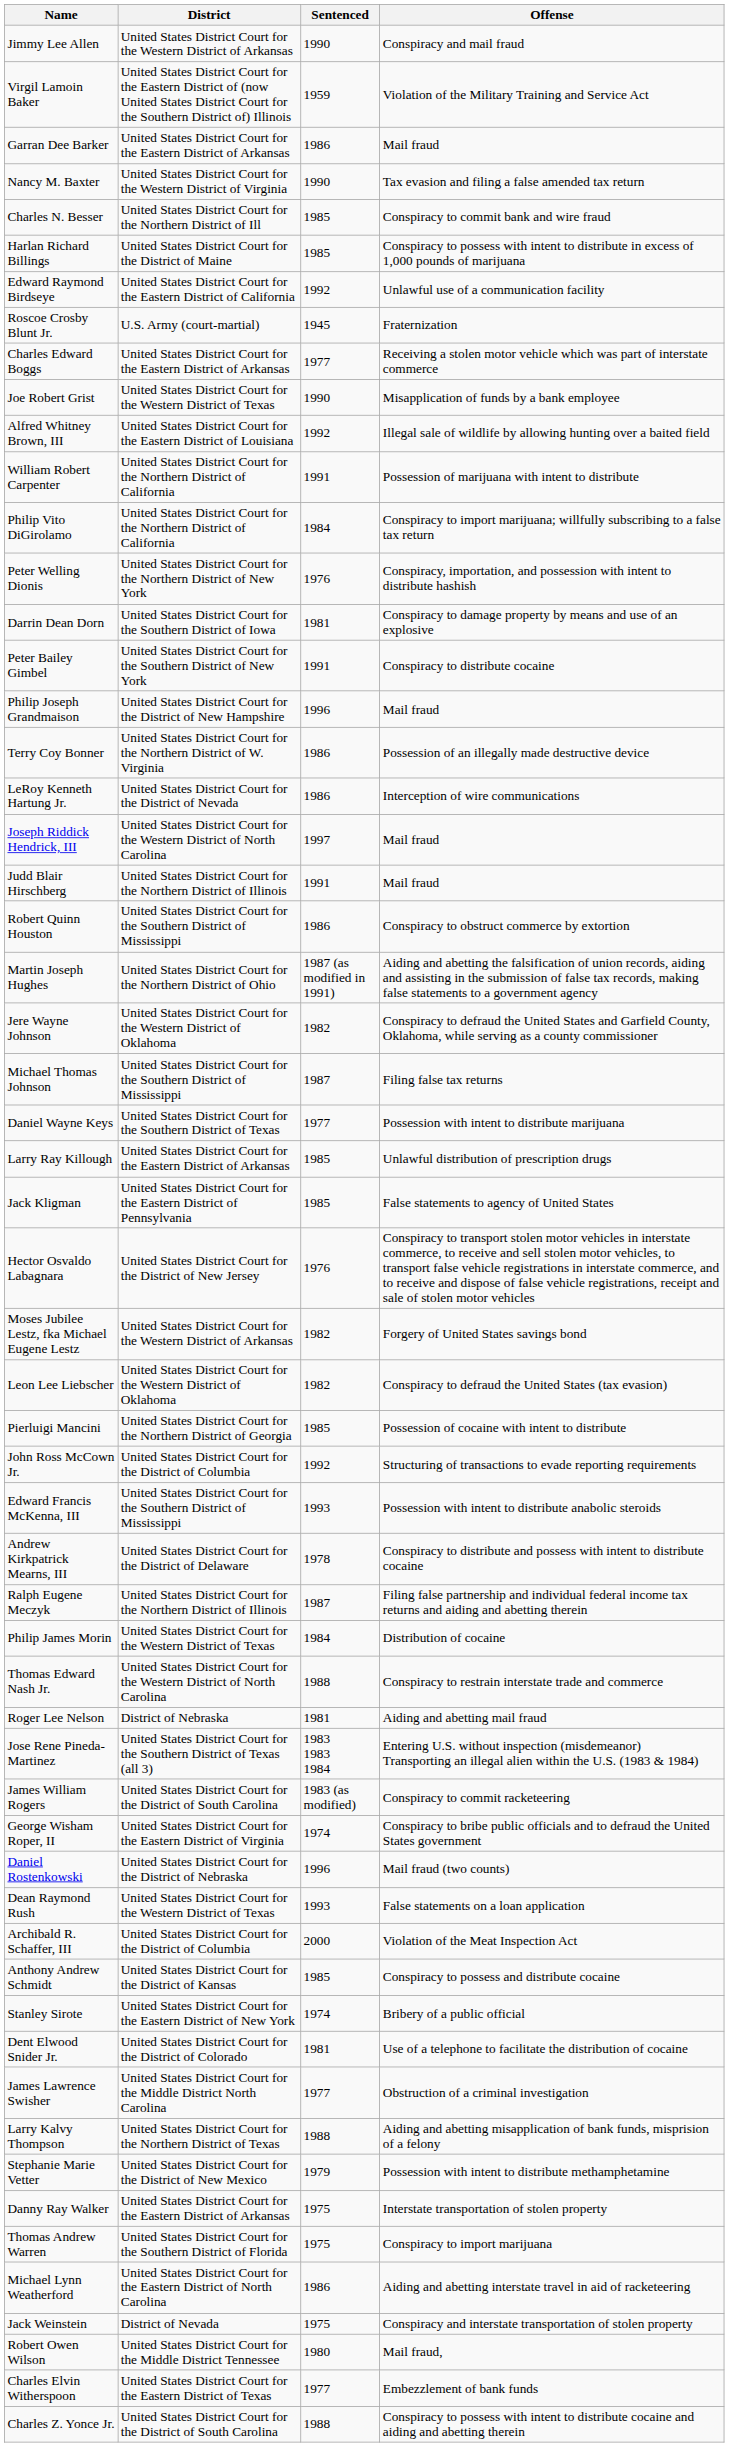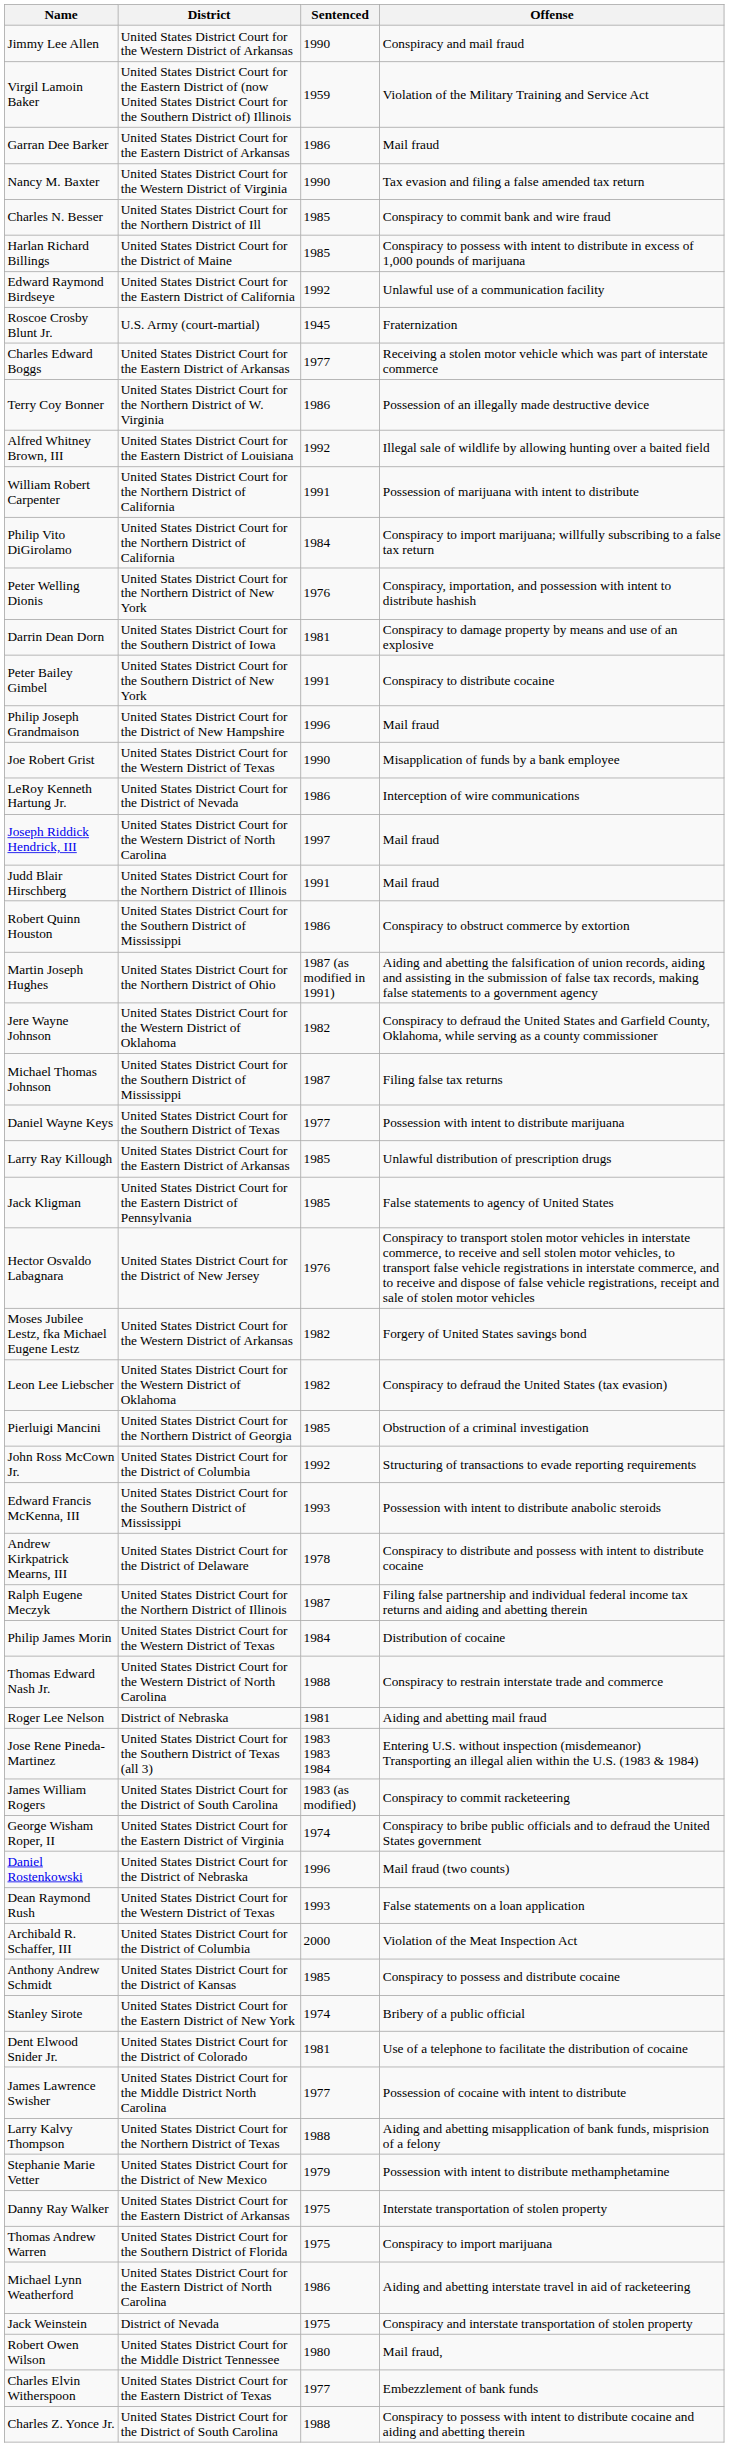rows swapped: (56, 752) <-> (51, 397)
(505, 1428) Possession of cocaine with intent to distribute -> (486, 1428) Obstruction of a criminal investigation
(486, 2092) Obstruction of a criminal investigation -> (505, 2092) Possession of cocaine with intent to distribute
